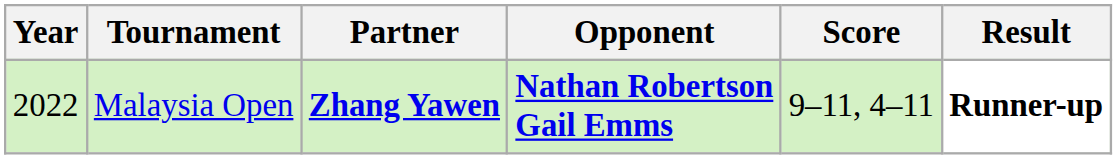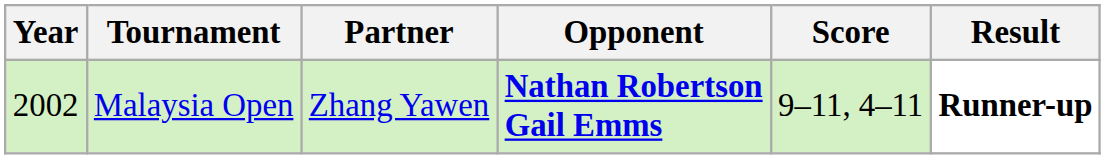(46, 105) 2022 -> (46, 105) 2002
(404, 105) bold -> (399, 105) normal
